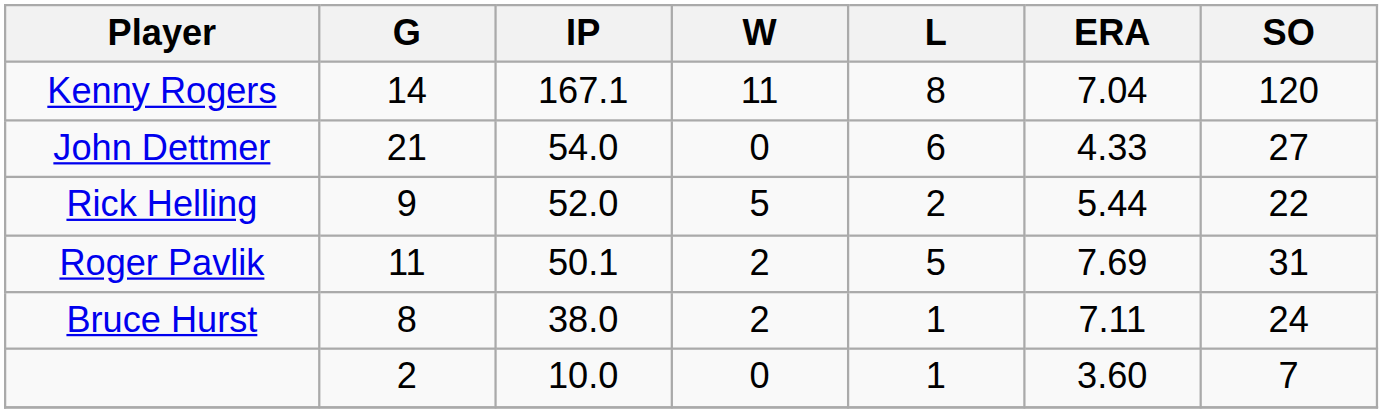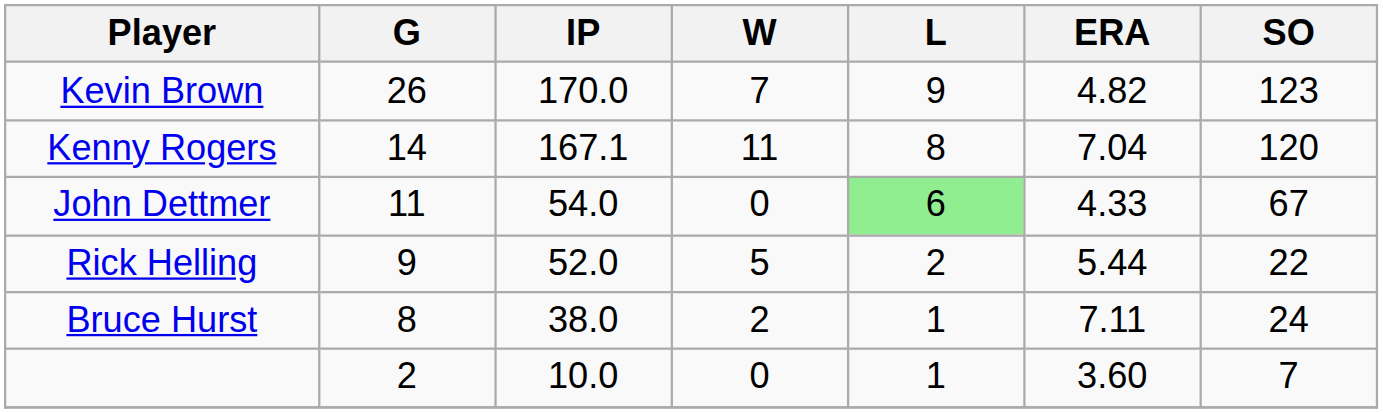+ row: (162, 90)
(407, 147) 21 -> (407, 205) 11
(936, 147) no background -> (936, 205) lightgreen background
(1289, 147) 27 -> (1289, 205) 67
- row: (162, 262)
